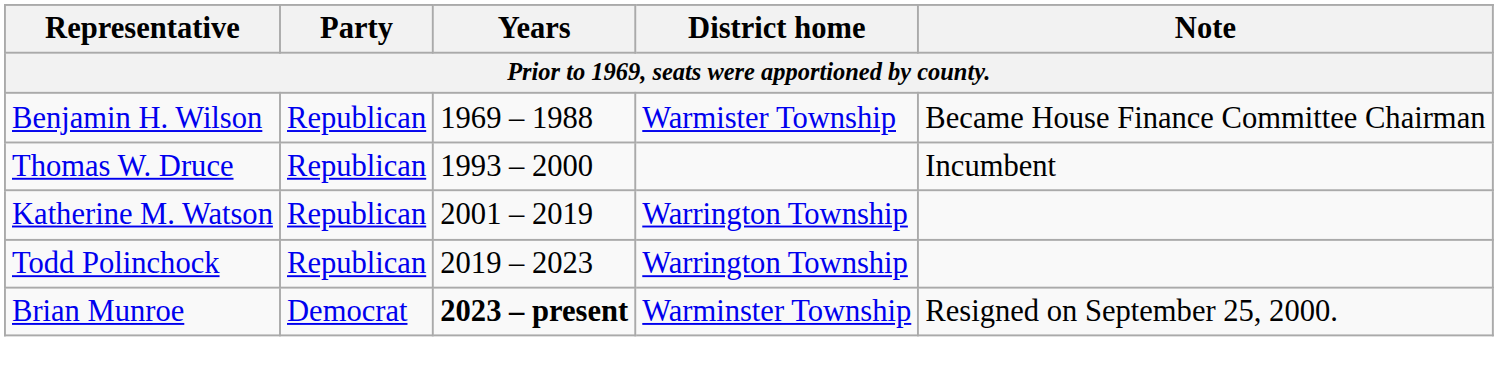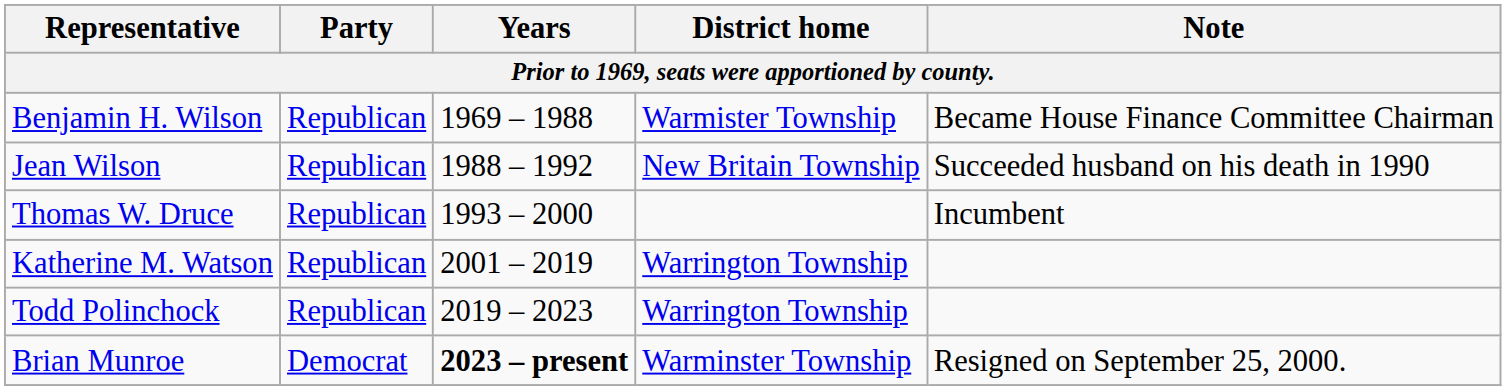+ row: (86, 165)
